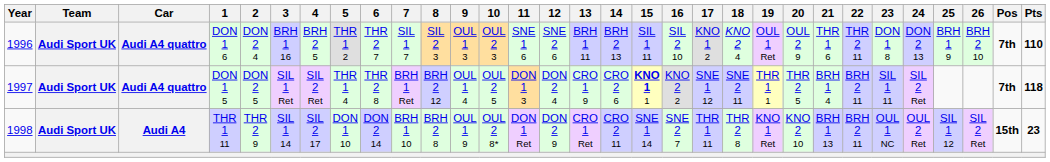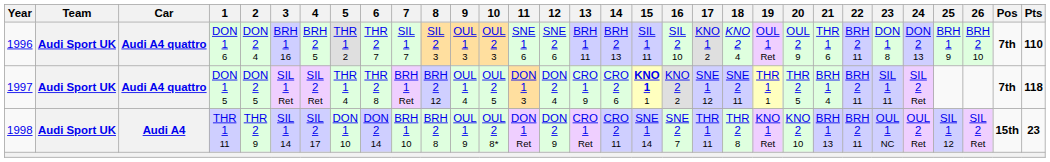(857, 43) THR 2 11 -> (857, 43) BRH 2 11
